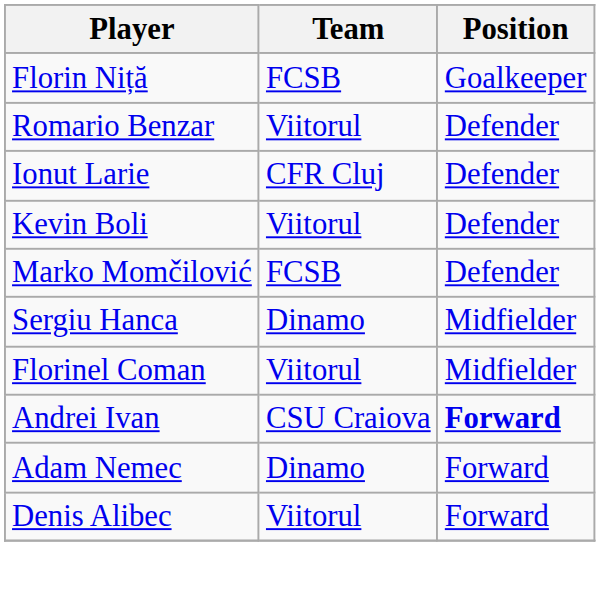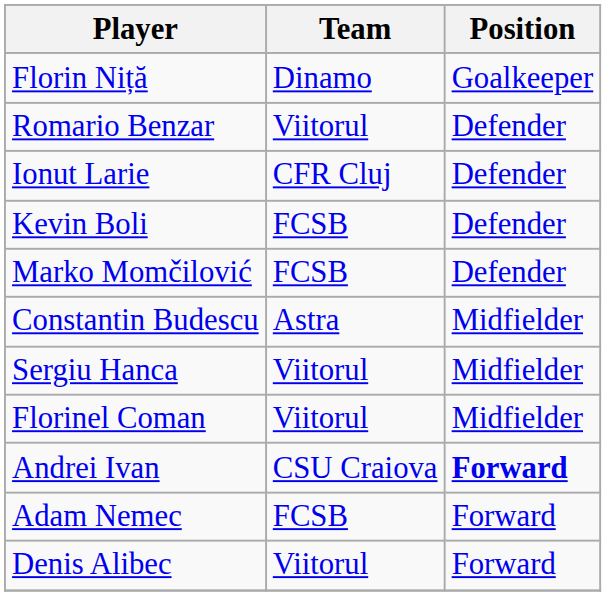(304, 77) FCSB -> (322, 77) Dinamo
(314, 223) Viitorul -> (310, 223) FCSB
+ row: (135, 321)
(315, 321) Dinamo -> (321, 369) Viitorul
(315, 467) Dinamo -> (310, 516) FCSB
